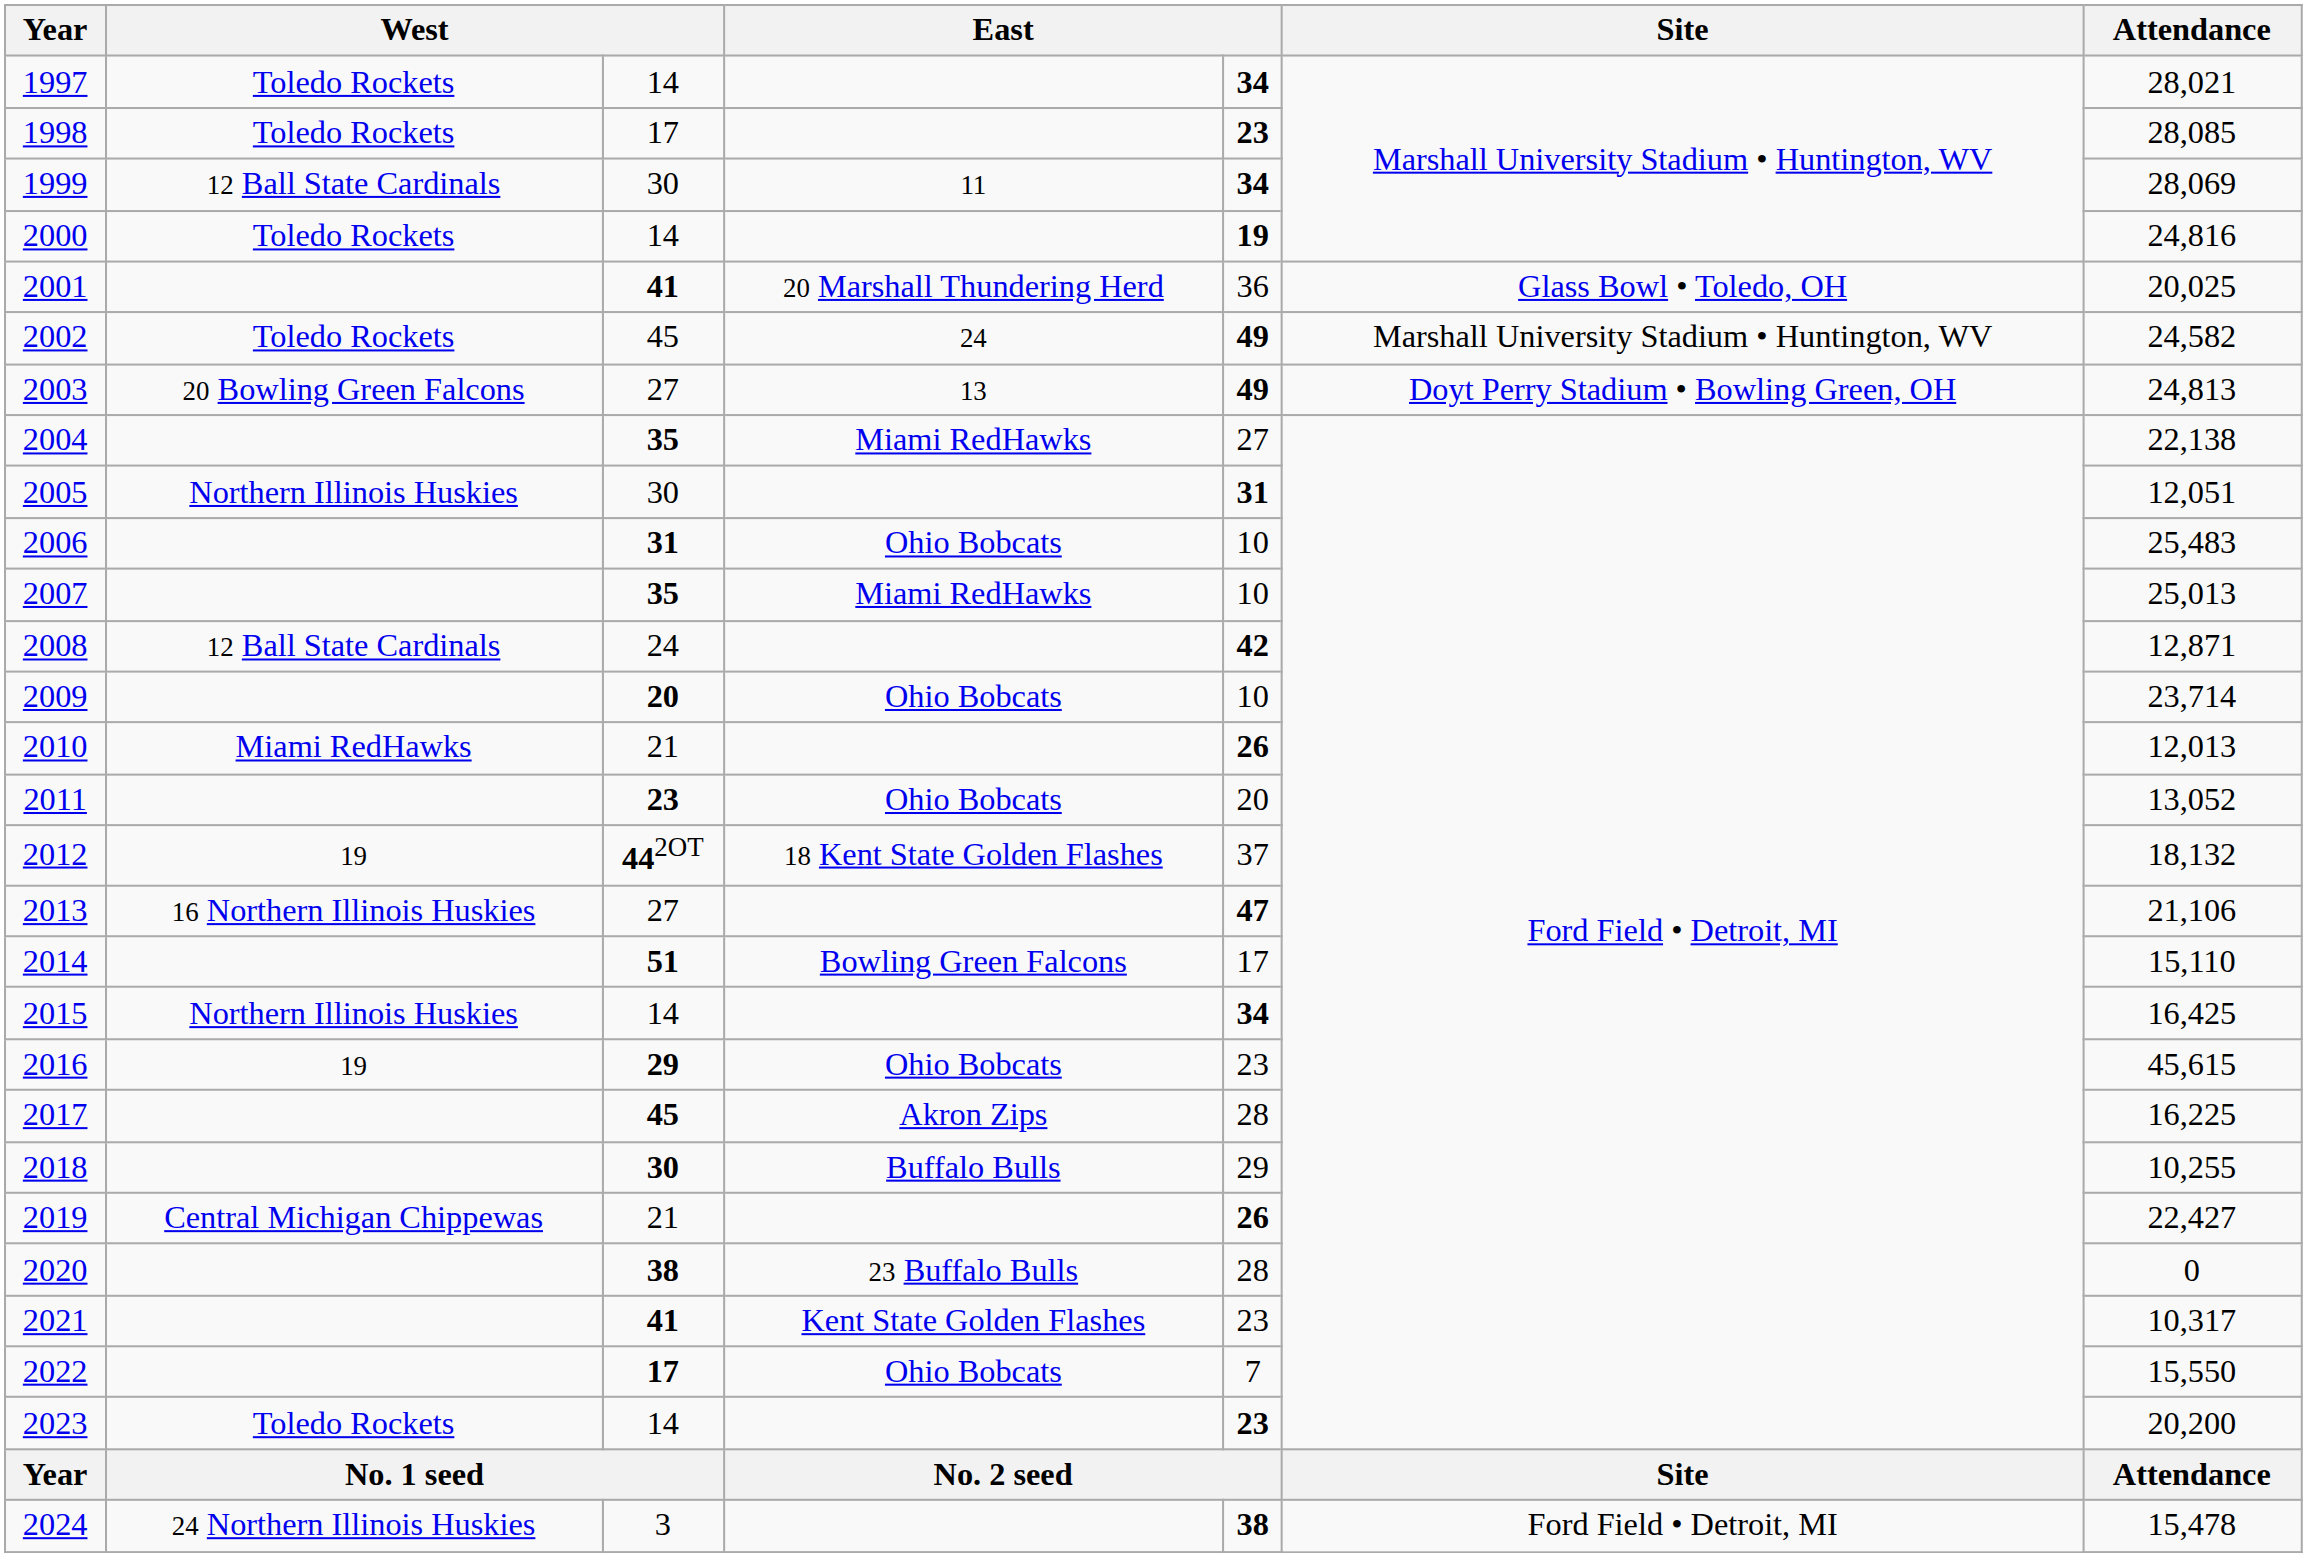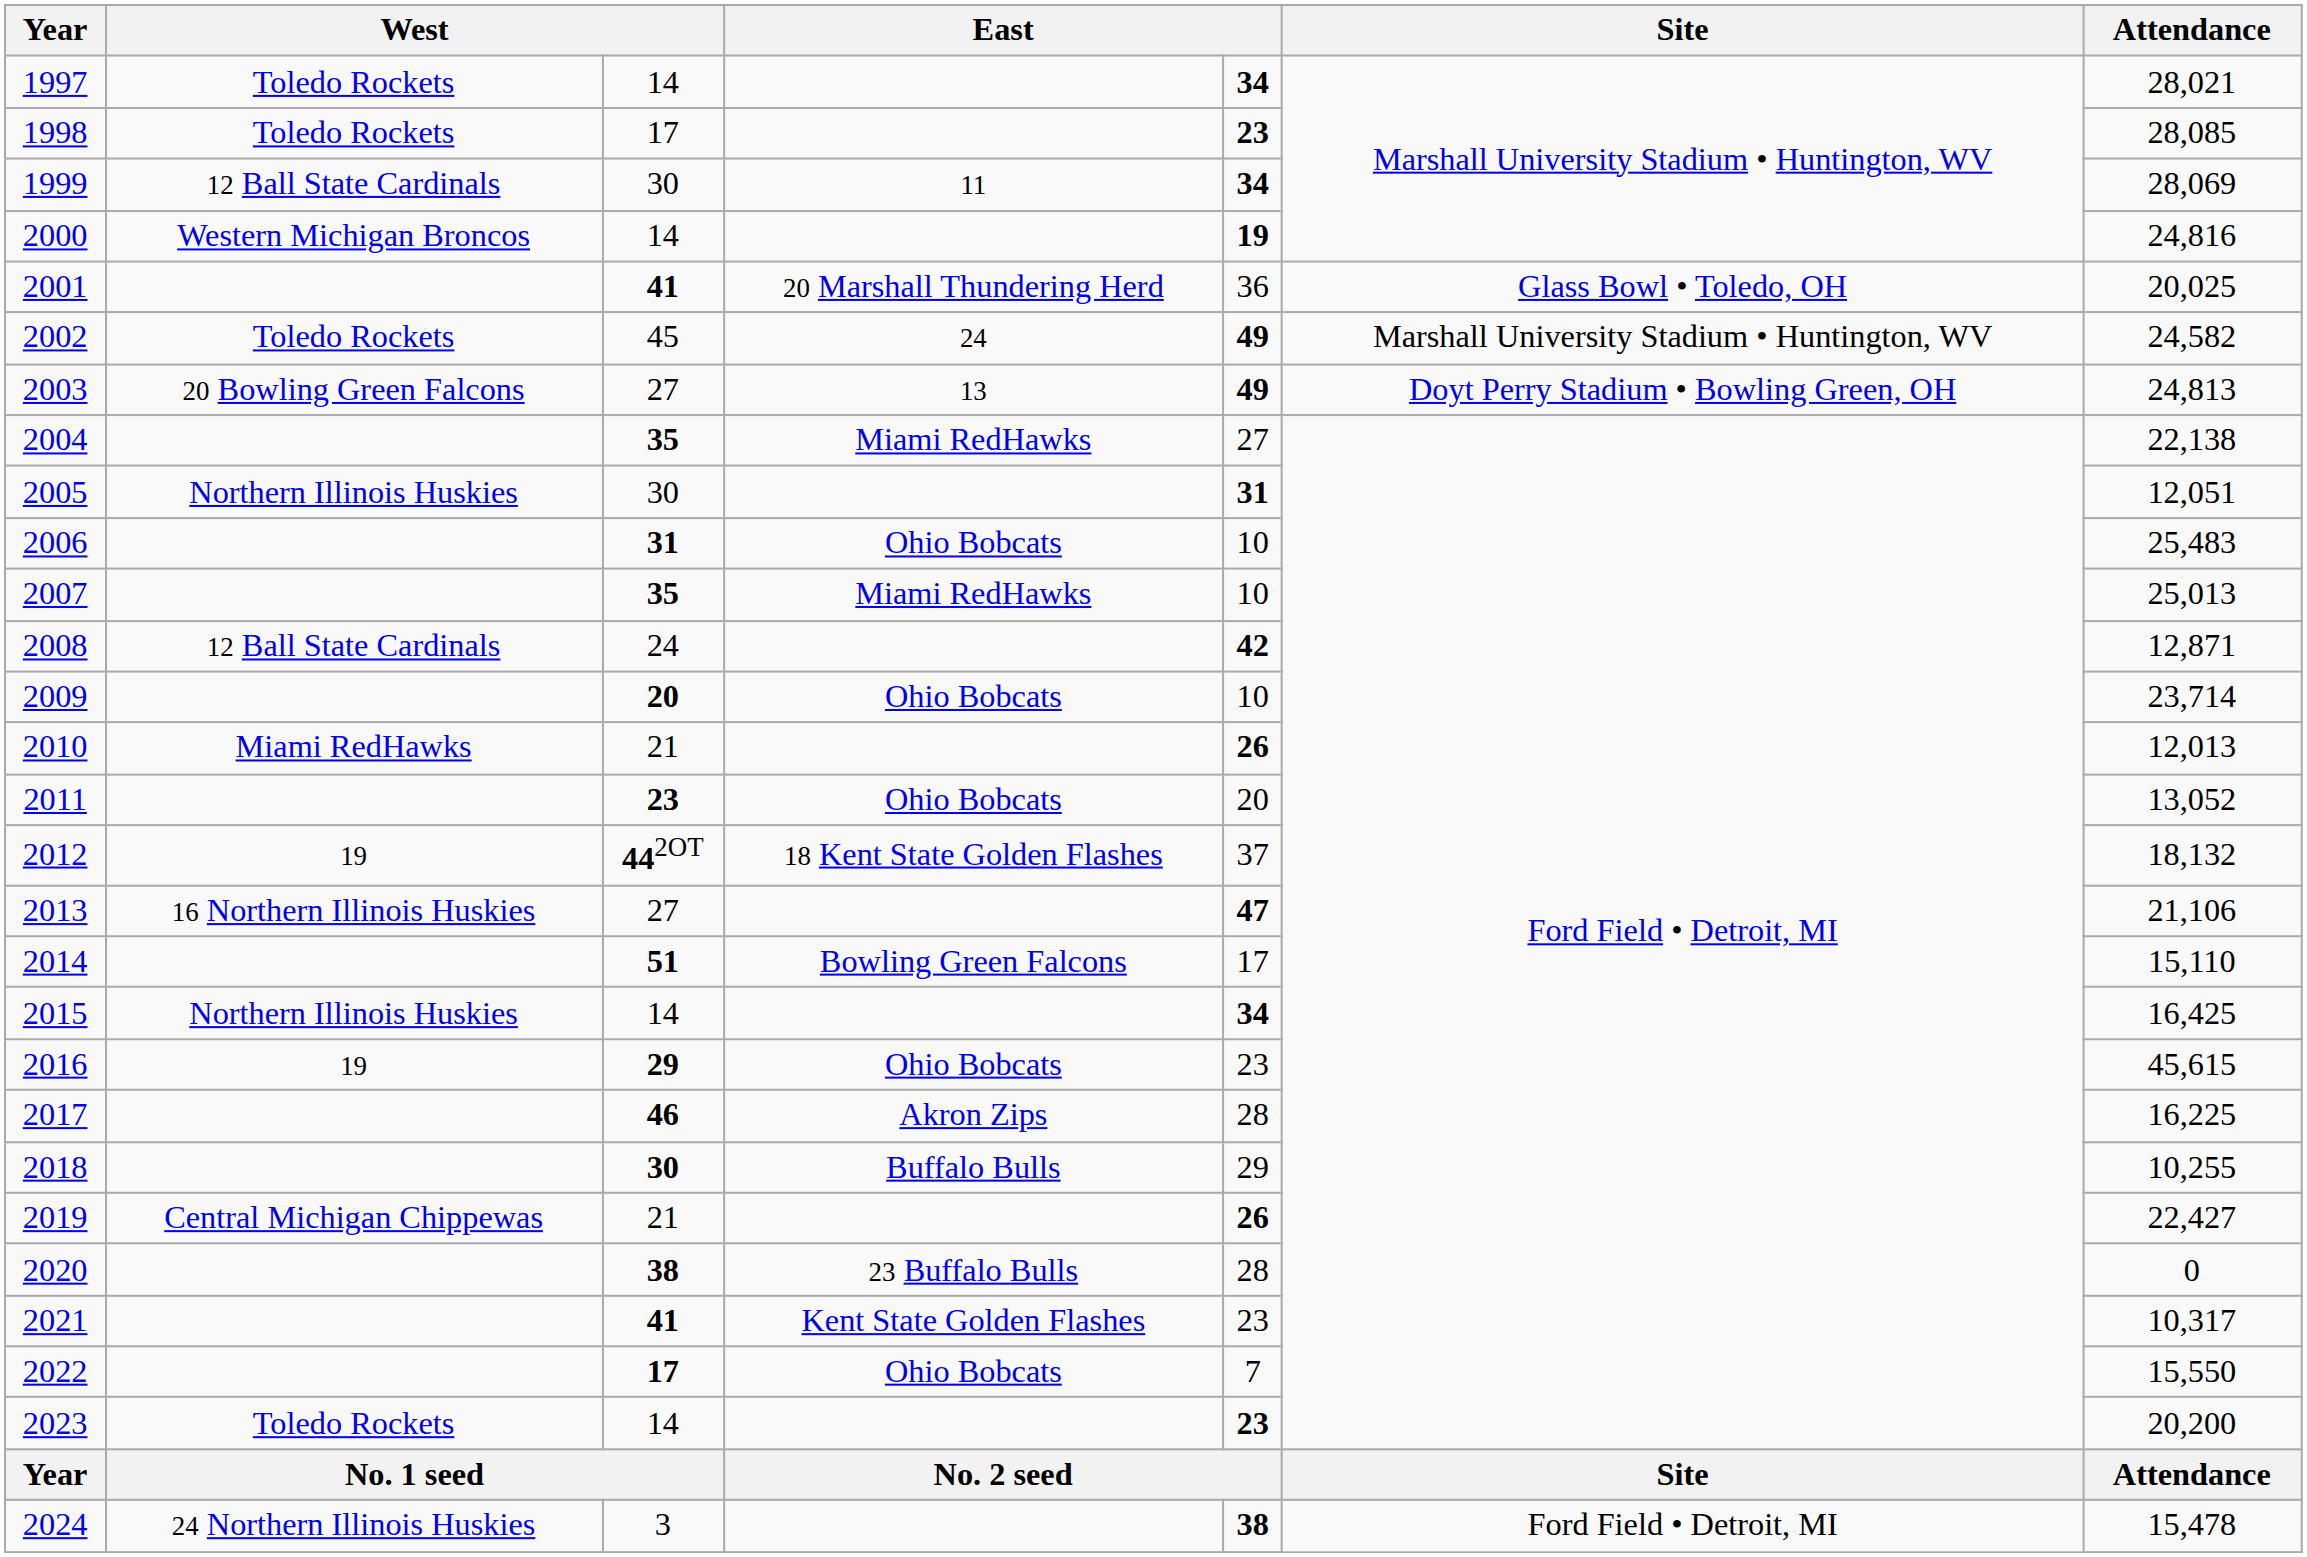(354, 235) Toledo Rockets -> (354, 235) Western Michigan Broncos
(663, 1115) 45 -> (663, 1115) 46
